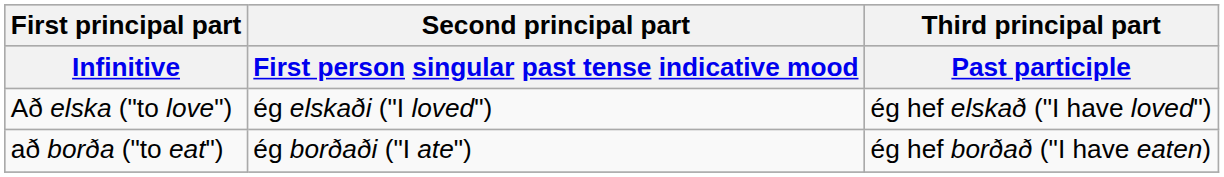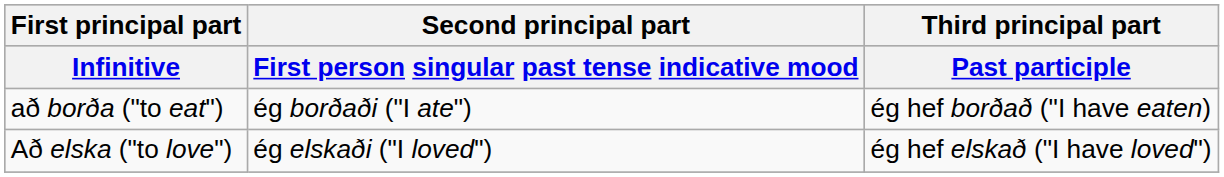rows swapped: (117, 150) <-> (122, 108)
